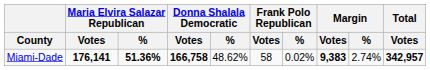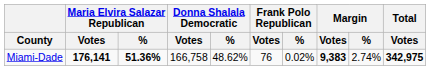(189, 57) bold -> (189, 57) normal
(266, 57) 58 -> (266, 57) 76
(405, 57) 342,957 -> (405, 57) 342,975
